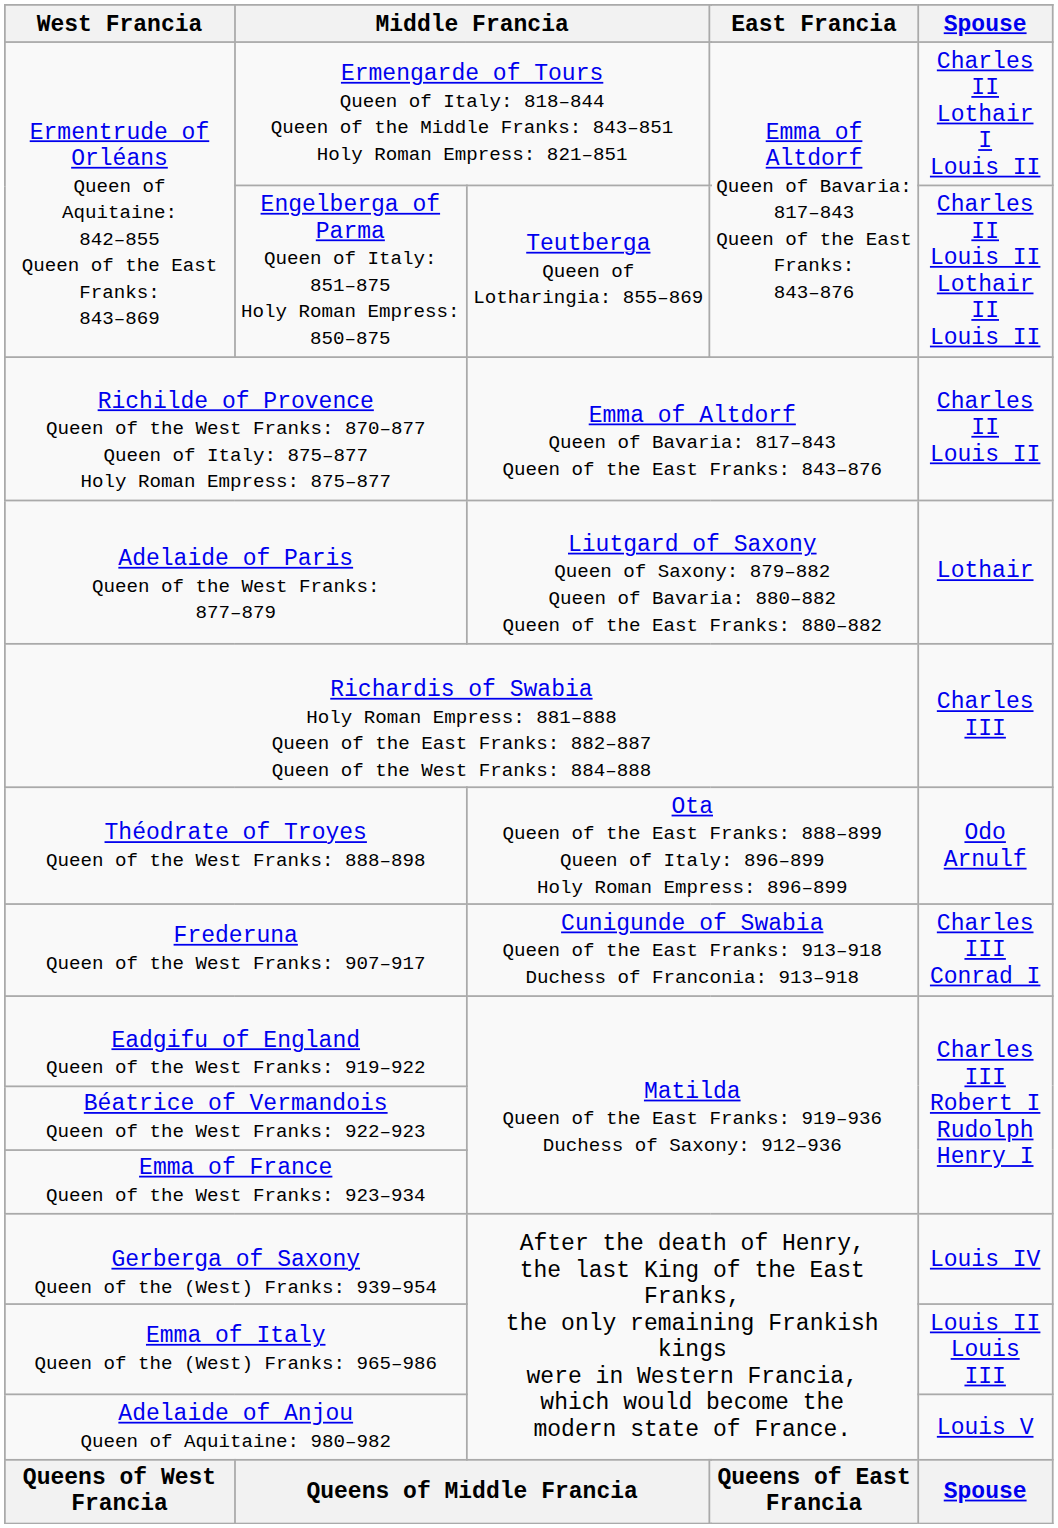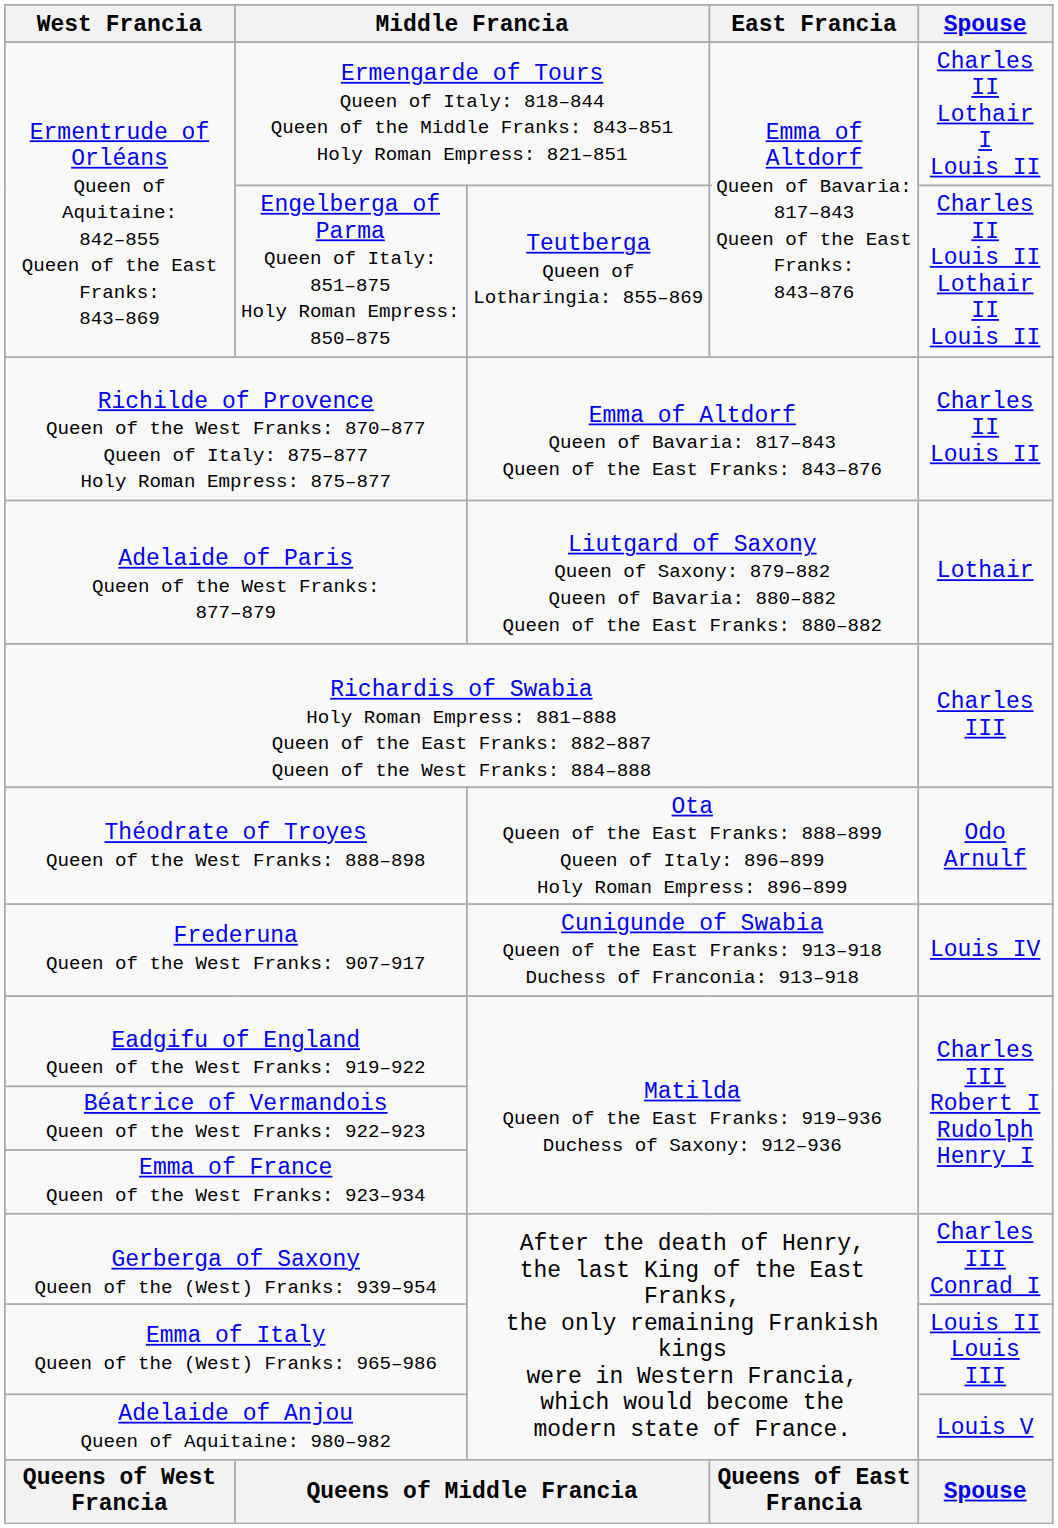(985, 950) Charles III Conrad I -> (985, 950) Louis IV
(985, 1259) Louis IV -> (985, 1259) Charles III Conrad I
